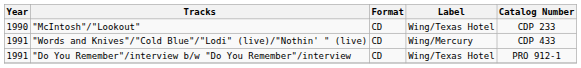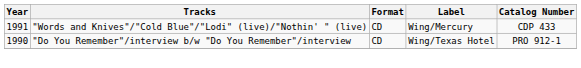- row: (86, 26)
(17, 56) 1991 -> (17, 41) 1990
